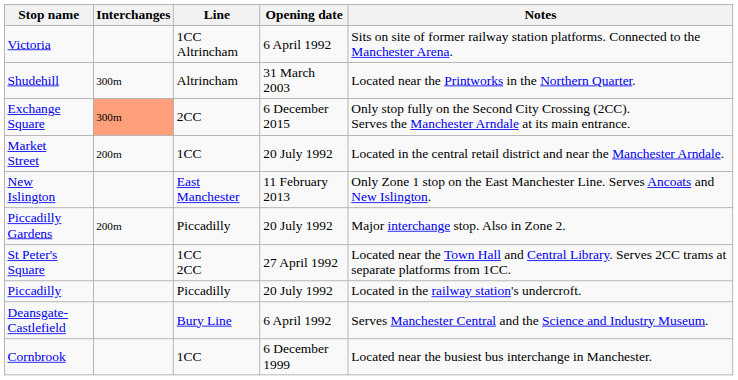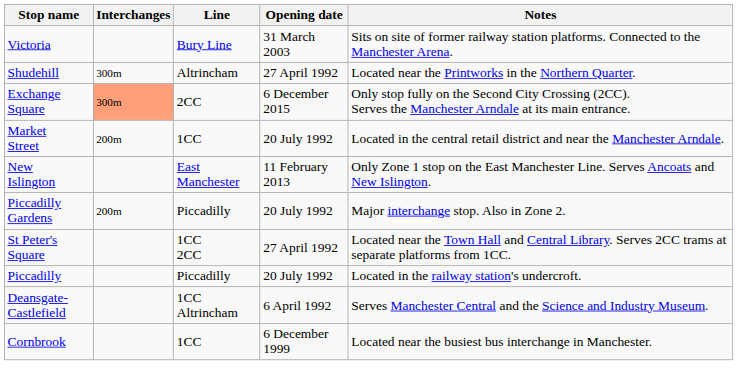(207, 44) 1CC Altrincham -> (204, 44) Bury Line
(297, 44) 6 April 1992 -> (289, 44) 31 March 2003
(289, 80) 31 March 2003 -> (301, 72) 27 April 1992
(204, 320) Bury Line -> (207, 305) 1CC Altrincham
